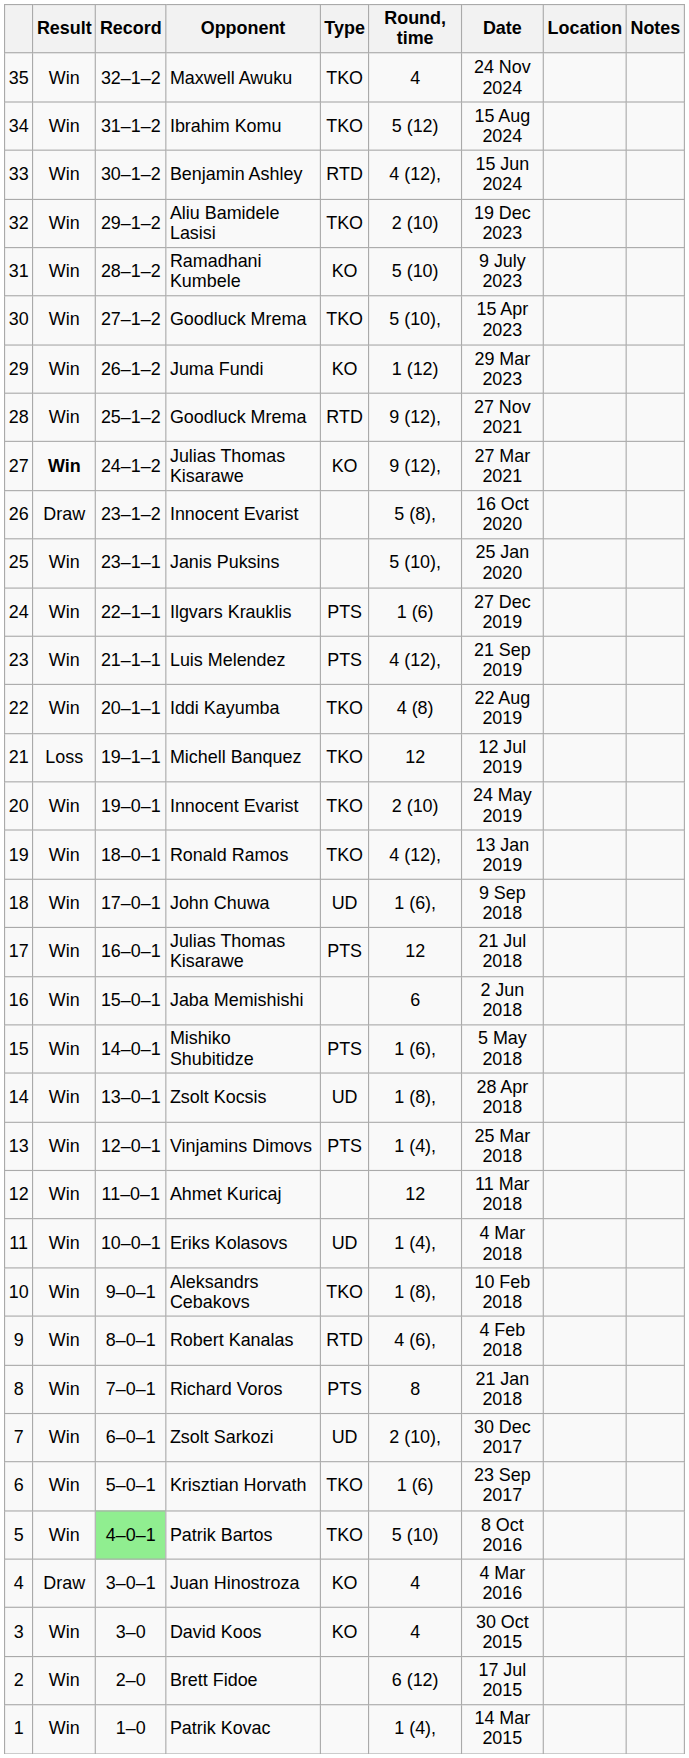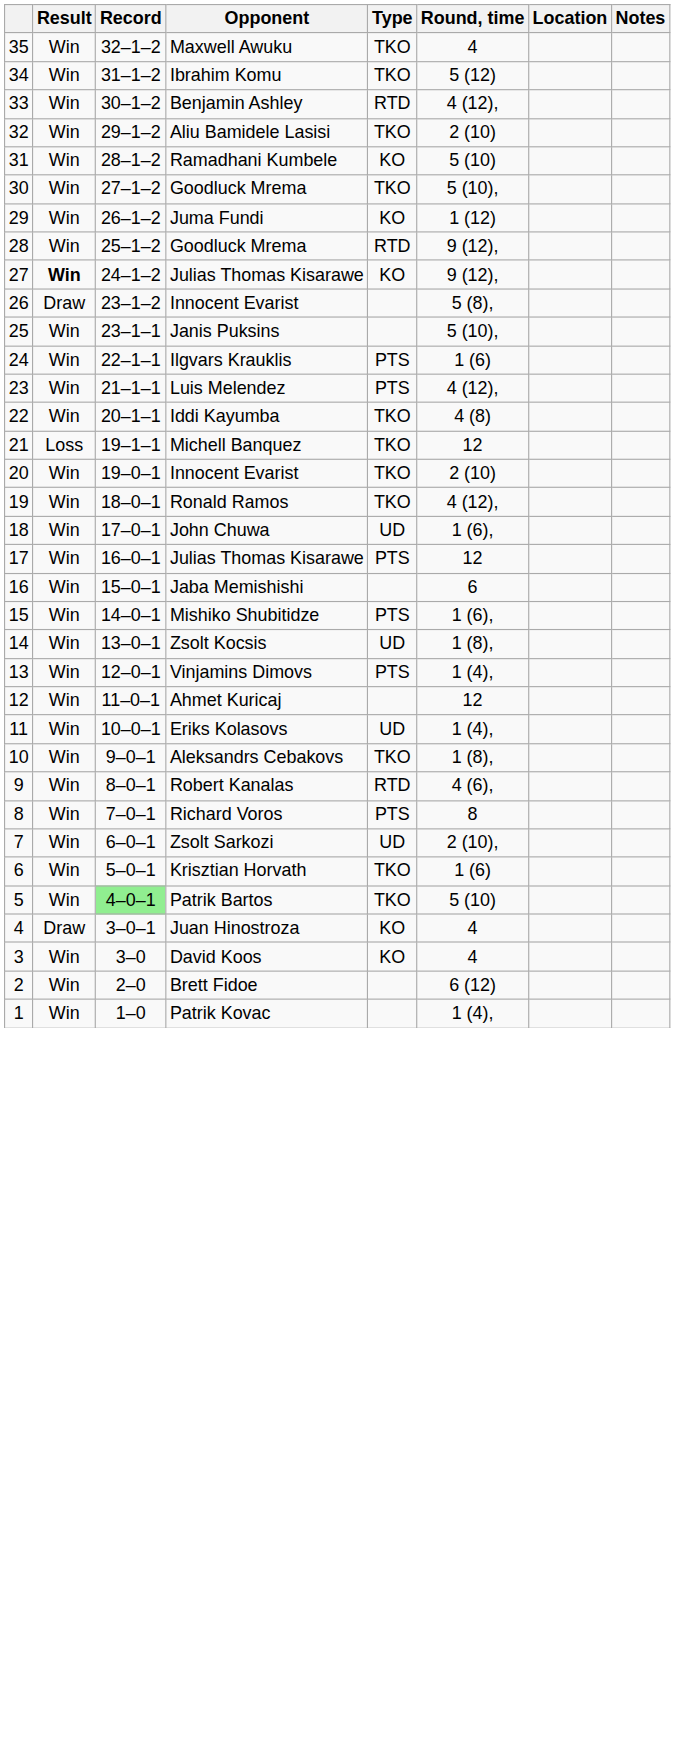- column: (502, 28)
